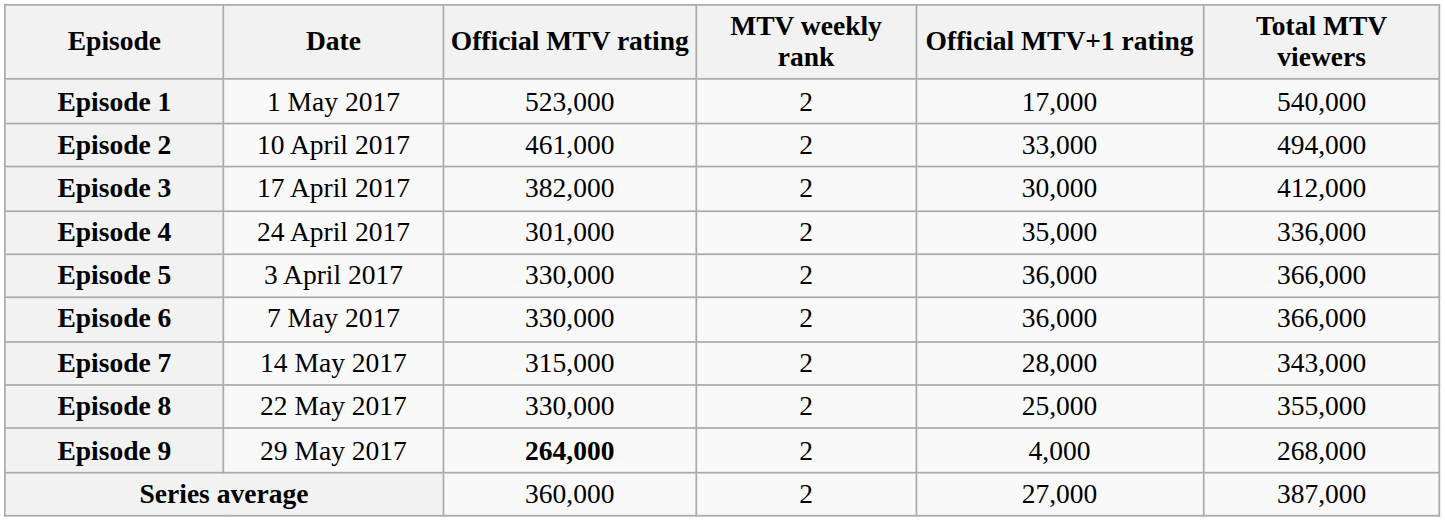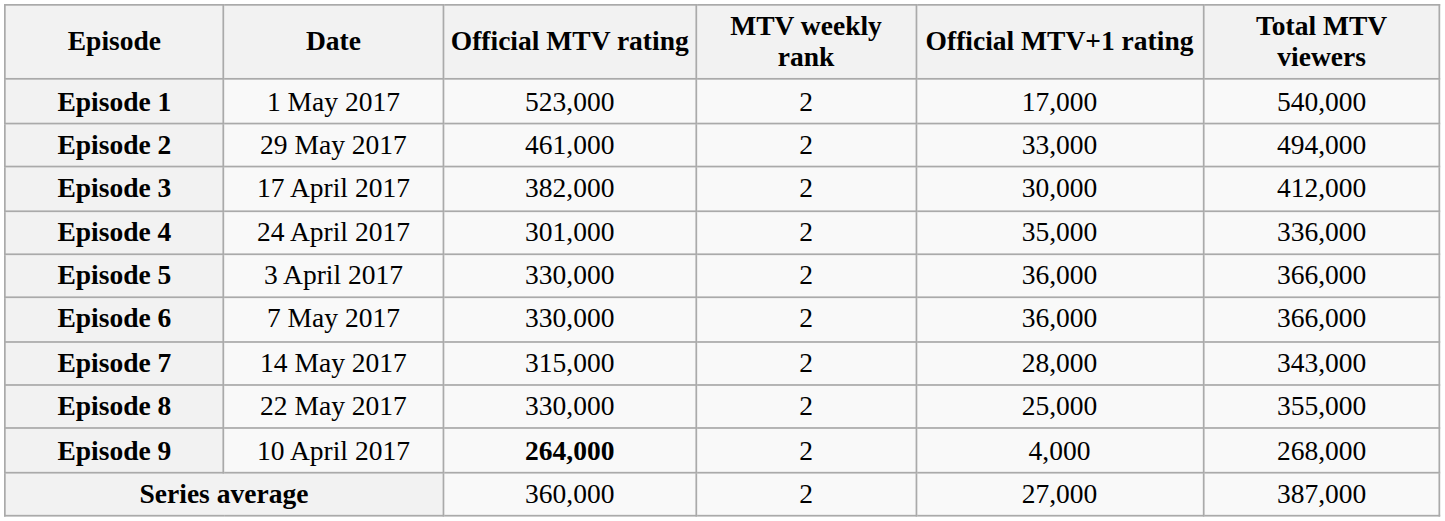(333, 144) 10 April 2017 -> (333, 144) 29 May 2017
(333, 450) 29 May 2017 -> (333, 450) 10 April 2017
